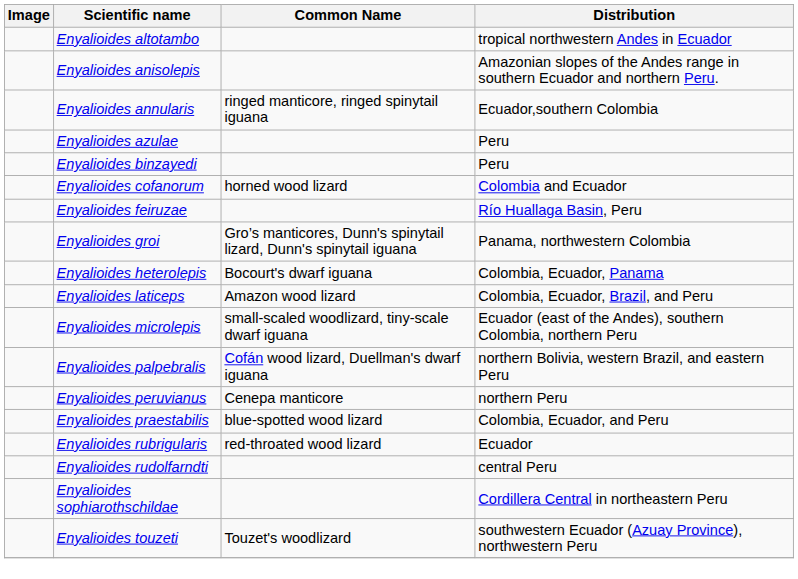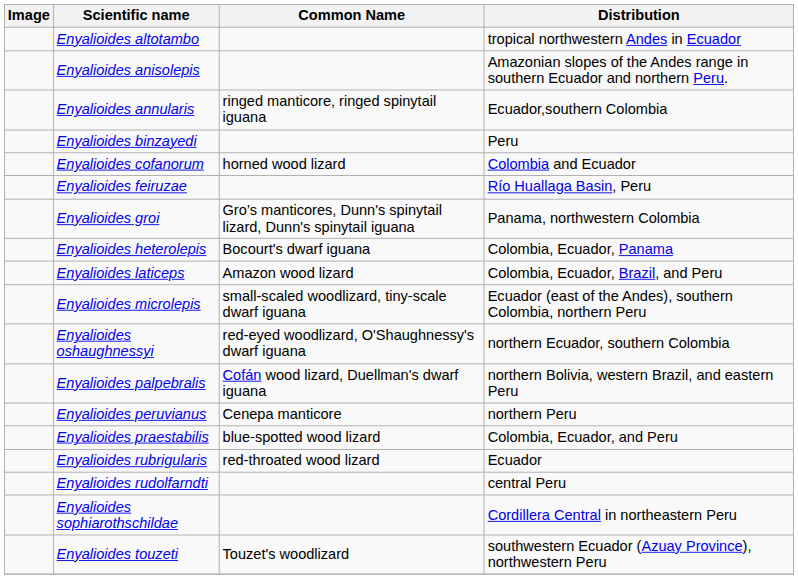- row: (117, 141)
+ row: (105, 343)
